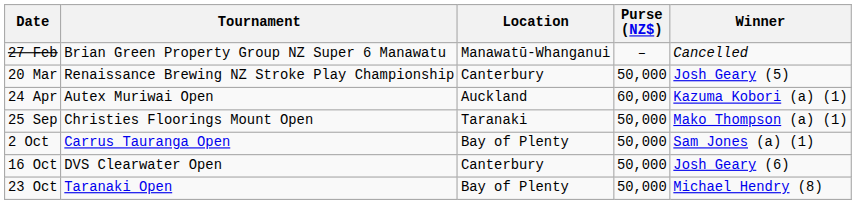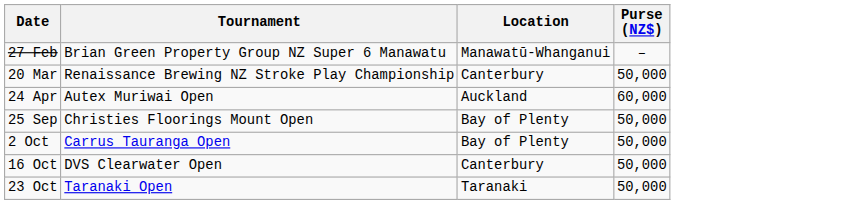- column: (760, 24)
(494, 121) Taranaki -> (515, 121) Bay of Plenty
(515, 188) Bay of Plenty -> (494, 188) Taranaki
